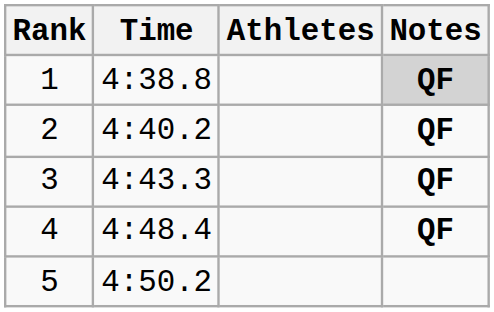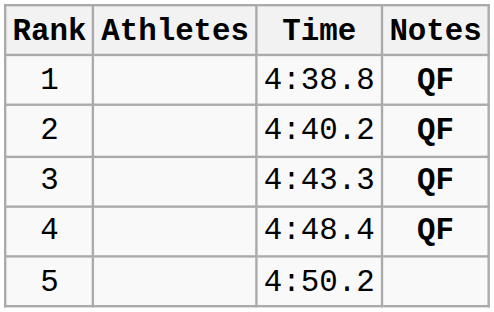columns swapped: (301, 30) <-> (157, 30)
(436, 81) lightgrey background -> (436, 81) no background
